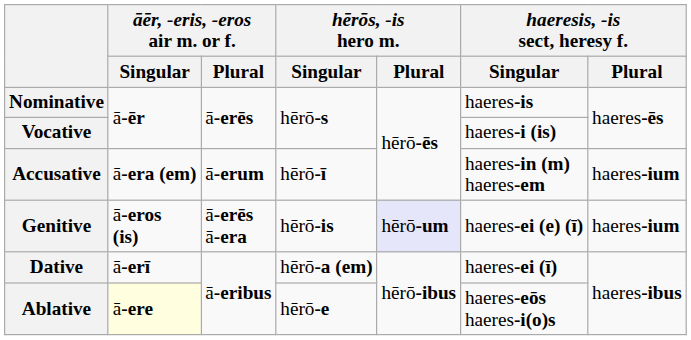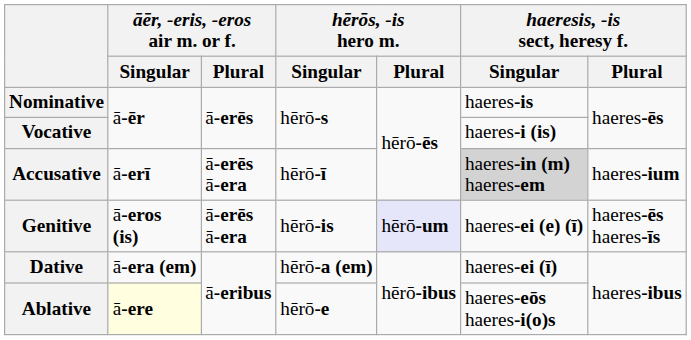(155, 173) ā-era (em) -> (131, 173) ā-erī
(235, 173) ā-erum -> (229, 173) ā-erēs ā-era
(517, 173) no background -> (517, 173) lightgrey background
(636, 225) haeres-ium -> (628, 225) haeres-ēs haeres-īs
(131, 267) ā-erī -> (155, 267) ā-era (em)
